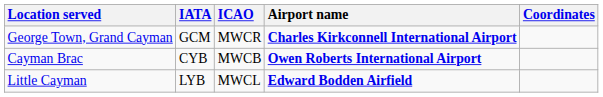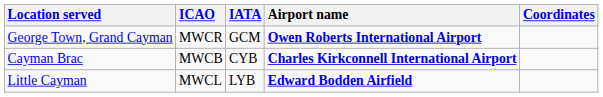columns swapped: (236, 15) <-> (195, 15)
(392, 37) Charles Kirkconnell International Airport -> (375, 37) Owen Roberts International Airport
(375, 59) Owen Roberts International Airport -> (392, 59) Charles Kirkconnell International Airport
